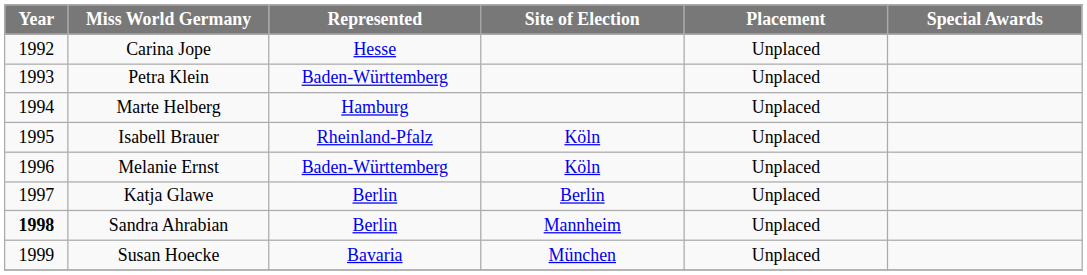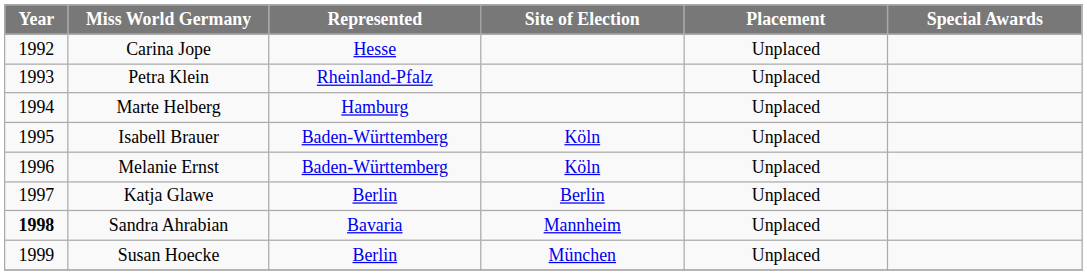(375, 78) Baden-Württemberg -> (375, 78) Rheinland-Pfalz
(375, 137) Rheinland-Pfalz -> (375, 137) Baden-Württemberg
(375, 225) Berlin -> (375, 225) Bavaria
(375, 255) Bavaria -> (375, 255) Berlin
